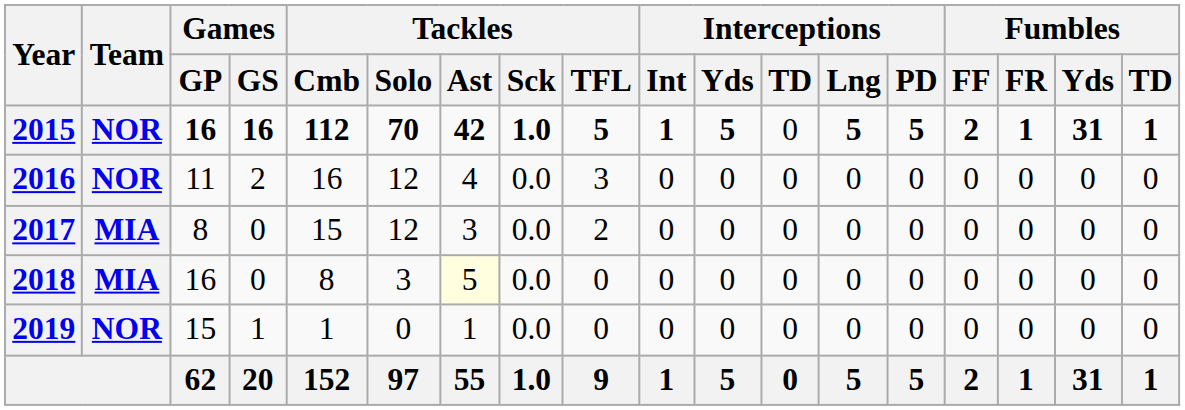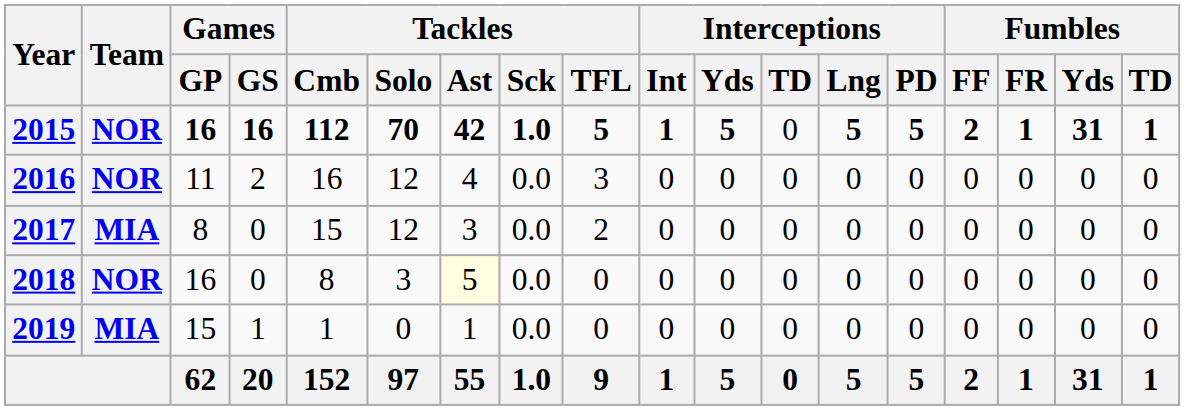(127, 279) MIA -> (127, 279) NOR
(127, 329) NOR -> (127, 329) MIA
